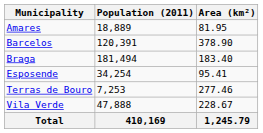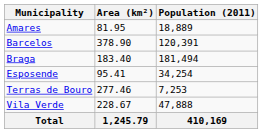columns swapped: (145, 12) <-> (227, 12)
